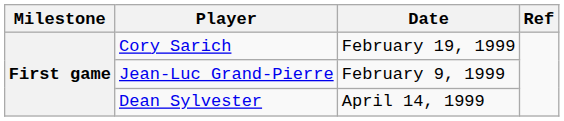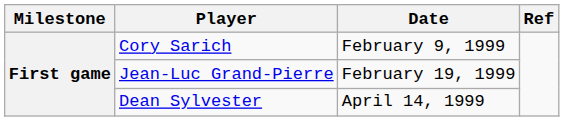(429, 46) February 19, 1999 -> (423, 46) February 9, 1999
(423, 74) February 9, 1999 -> (429, 74) February 19, 1999
